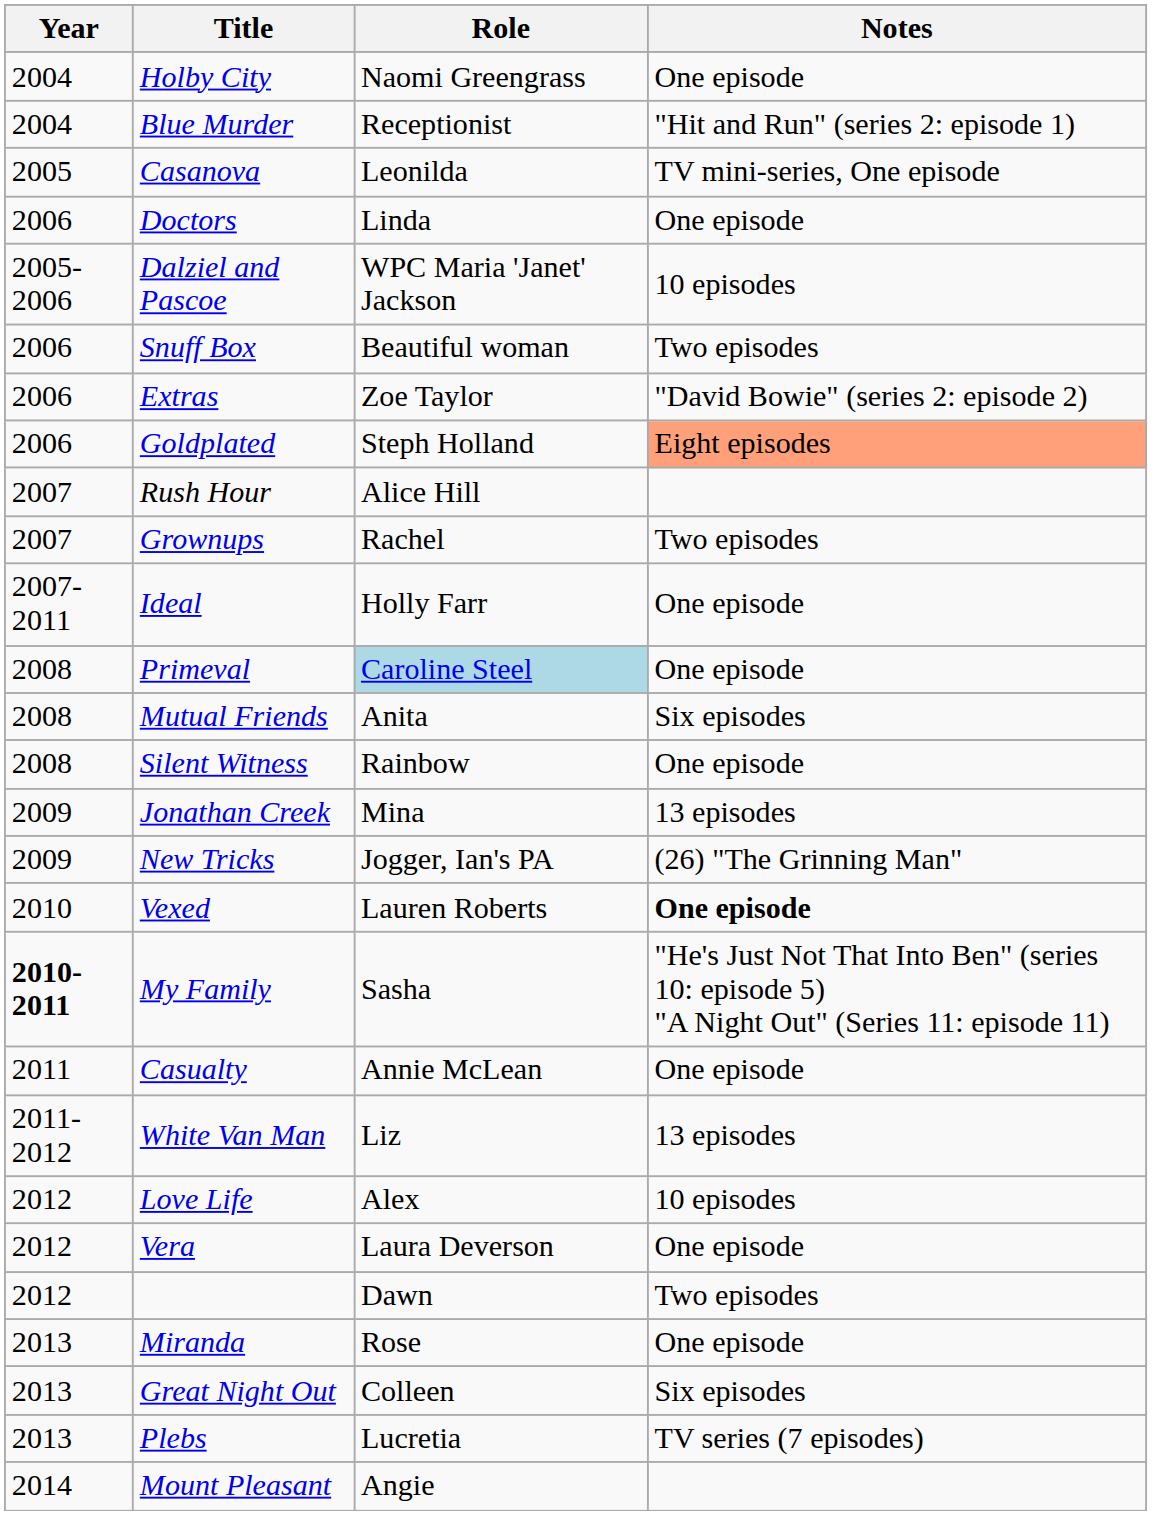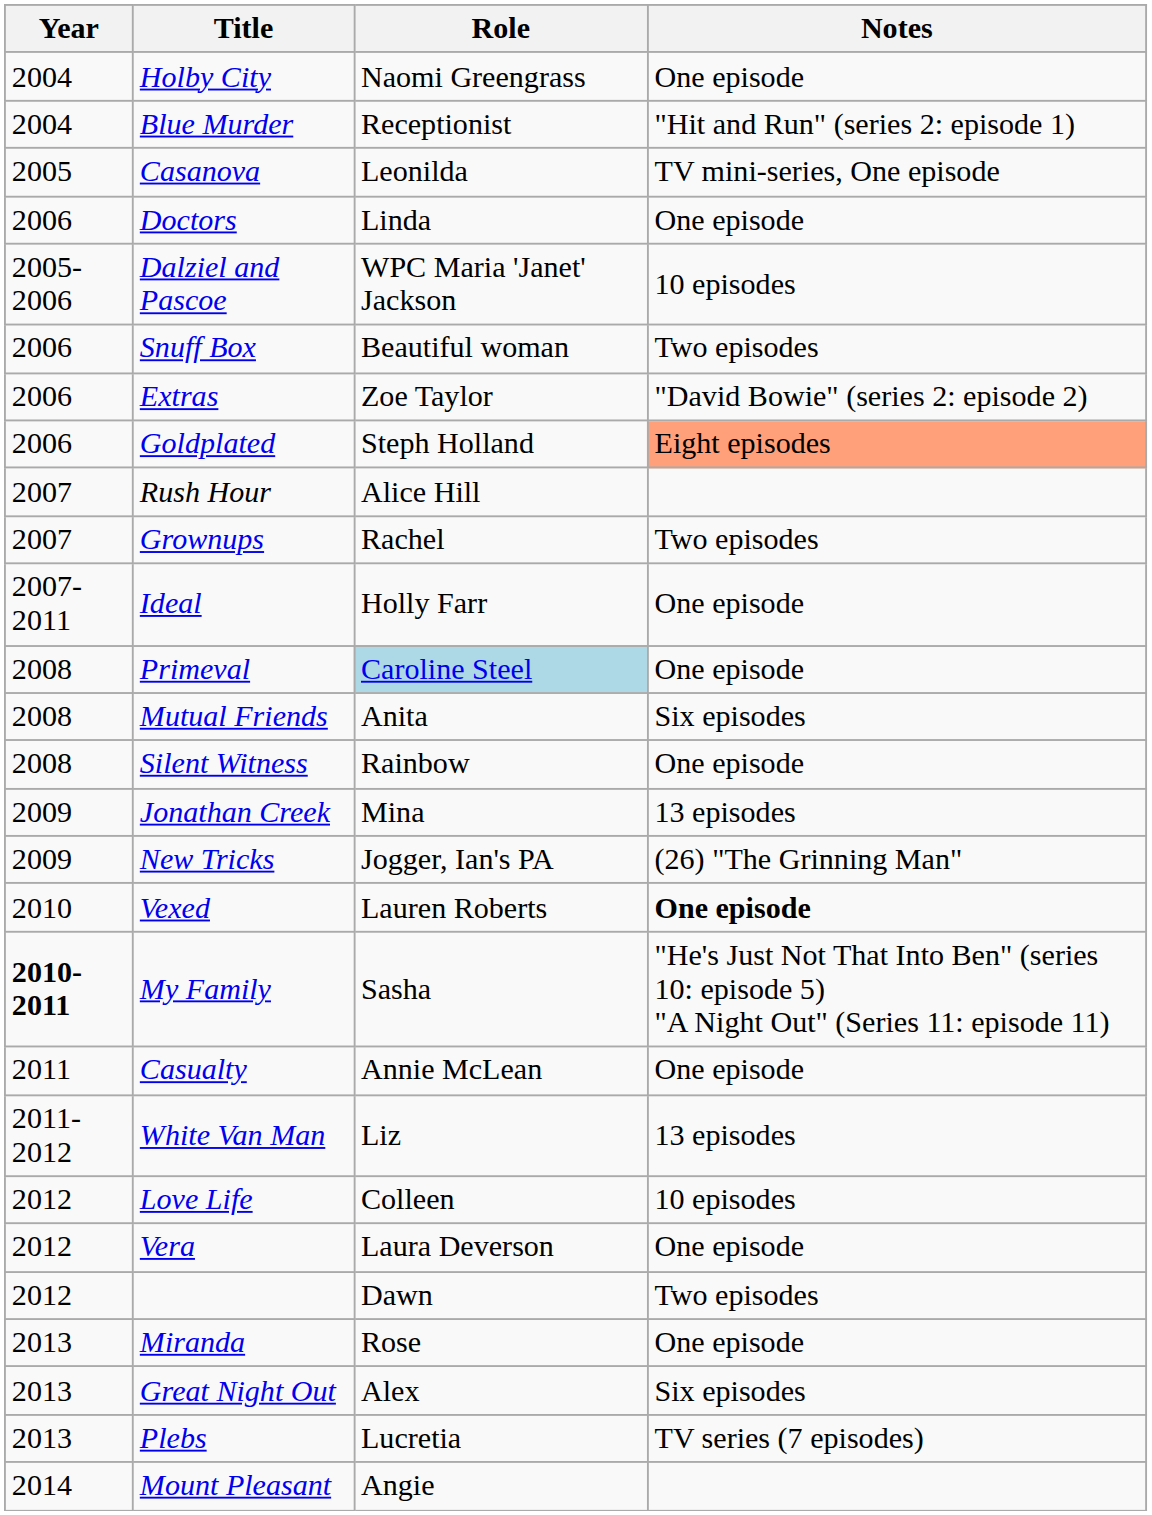(390, 1199) Alex -> (408, 1199) Colleen
(408, 1390) Colleen -> (390, 1390) Alex
